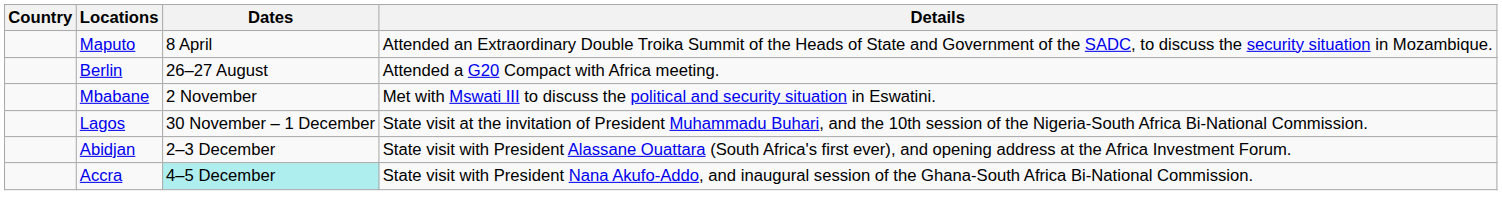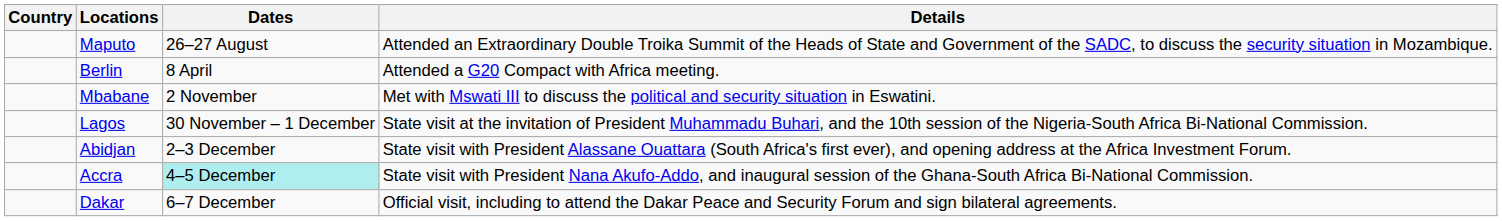(189, 44) 8 April -> (217, 44) 26–27 August
(217, 70) 26–27 August -> (189, 70) 8 April
+ row: (102, 202)
